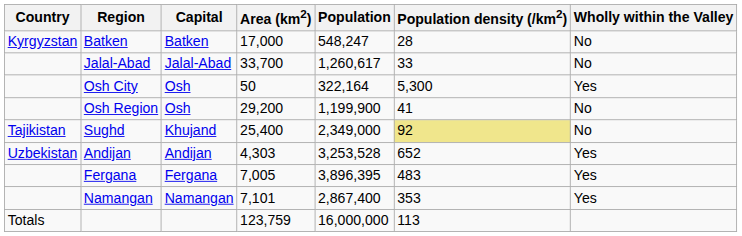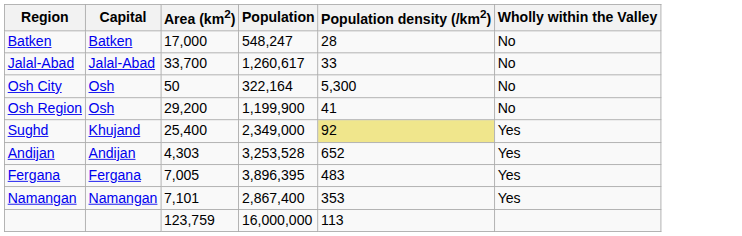- column: (43, 17)
(585, 86) Yes -> (507, 86) No
(583, 131) No -> (509, 131) Yes
